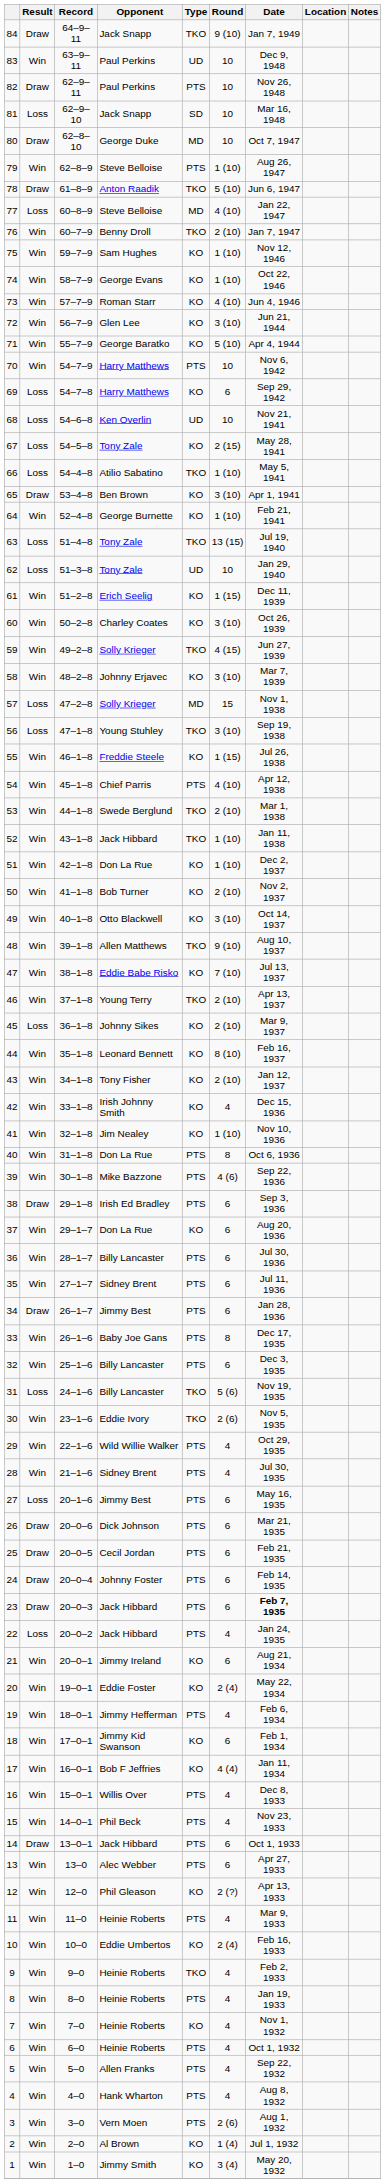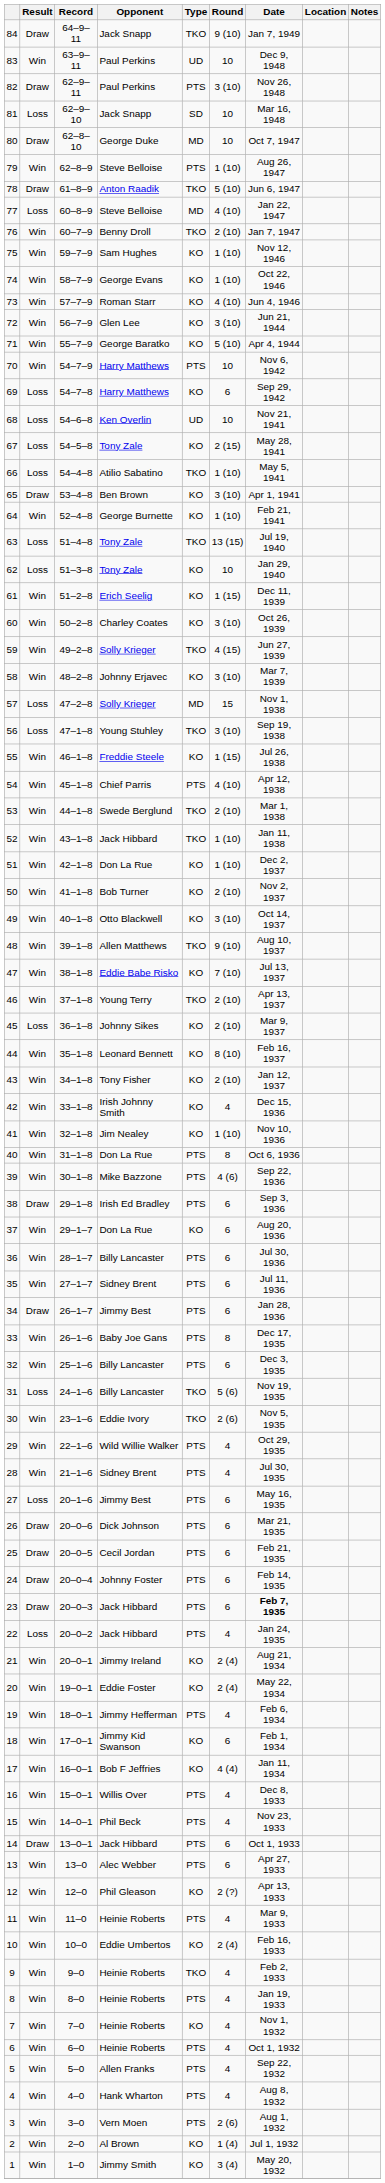(227, 87) 10 -> (227, 87) 3 (10)
(196, 569) UD -> (196, 569) KO
(228, 1660) 6 -> (228, 1660) 2 (4)
